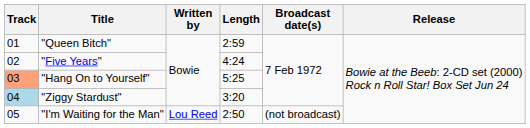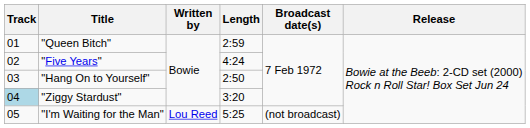(13, 79) lightsalmon background -> (13, 79) no background
(233, 79) 5:25 -> (233, 79) 2:50
(233, 114) 2:50 -> (233, 114) 5:25
